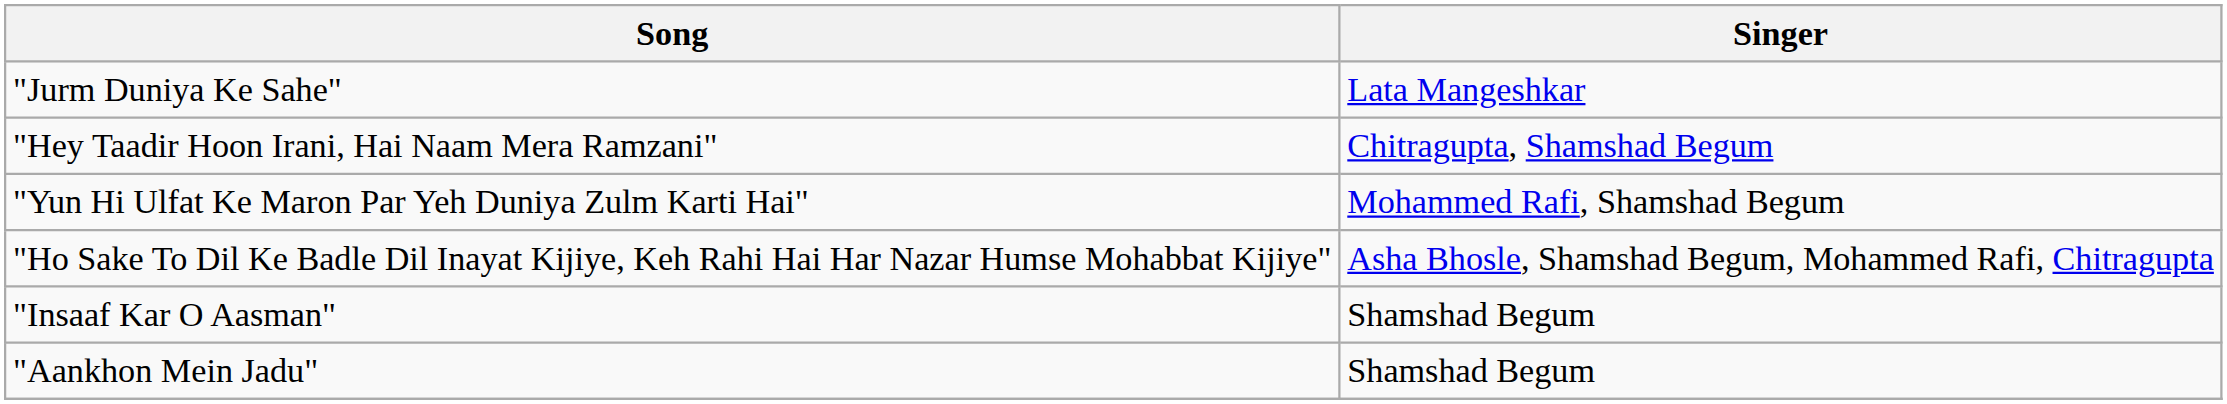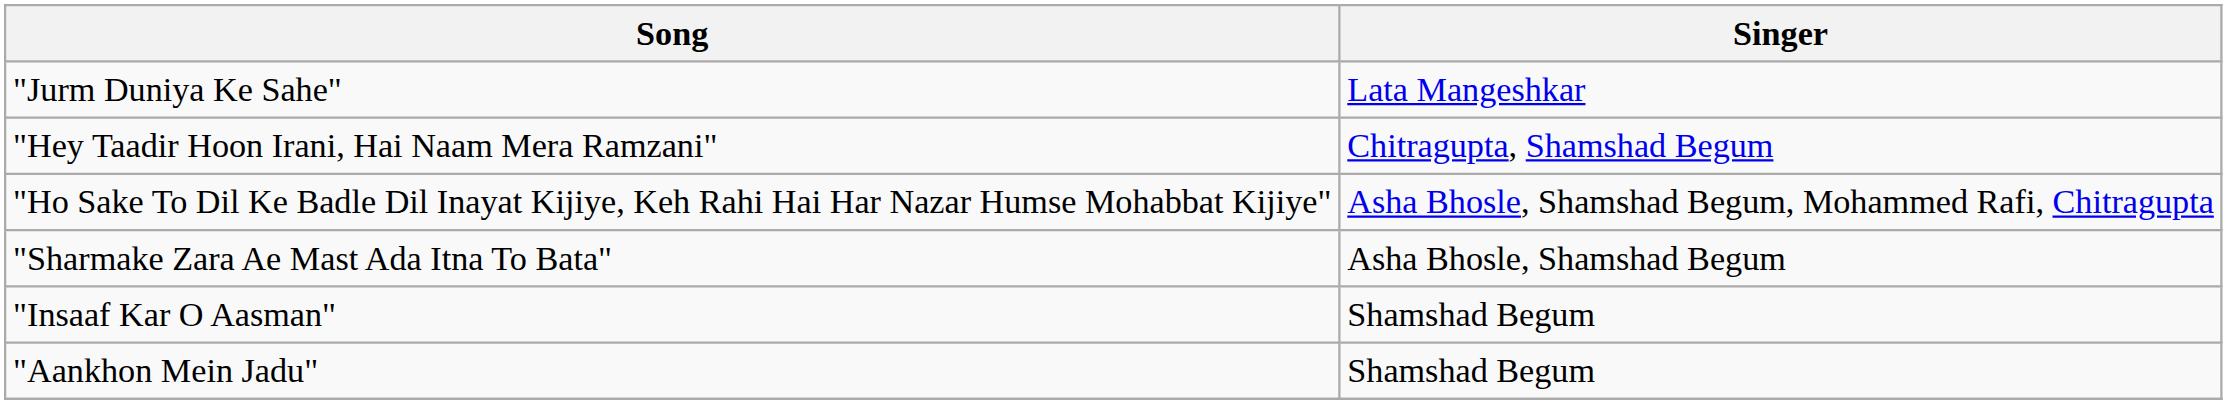- row: (411, 202)
+ row: (313, 258)
